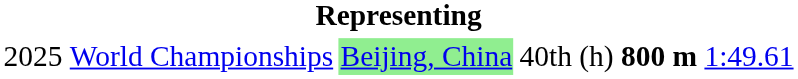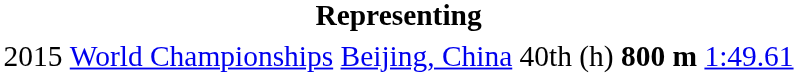(33, 56) 2025 -> (33, 56) 2015
(426, 56) lightgreen background -> (426, 56) no background
